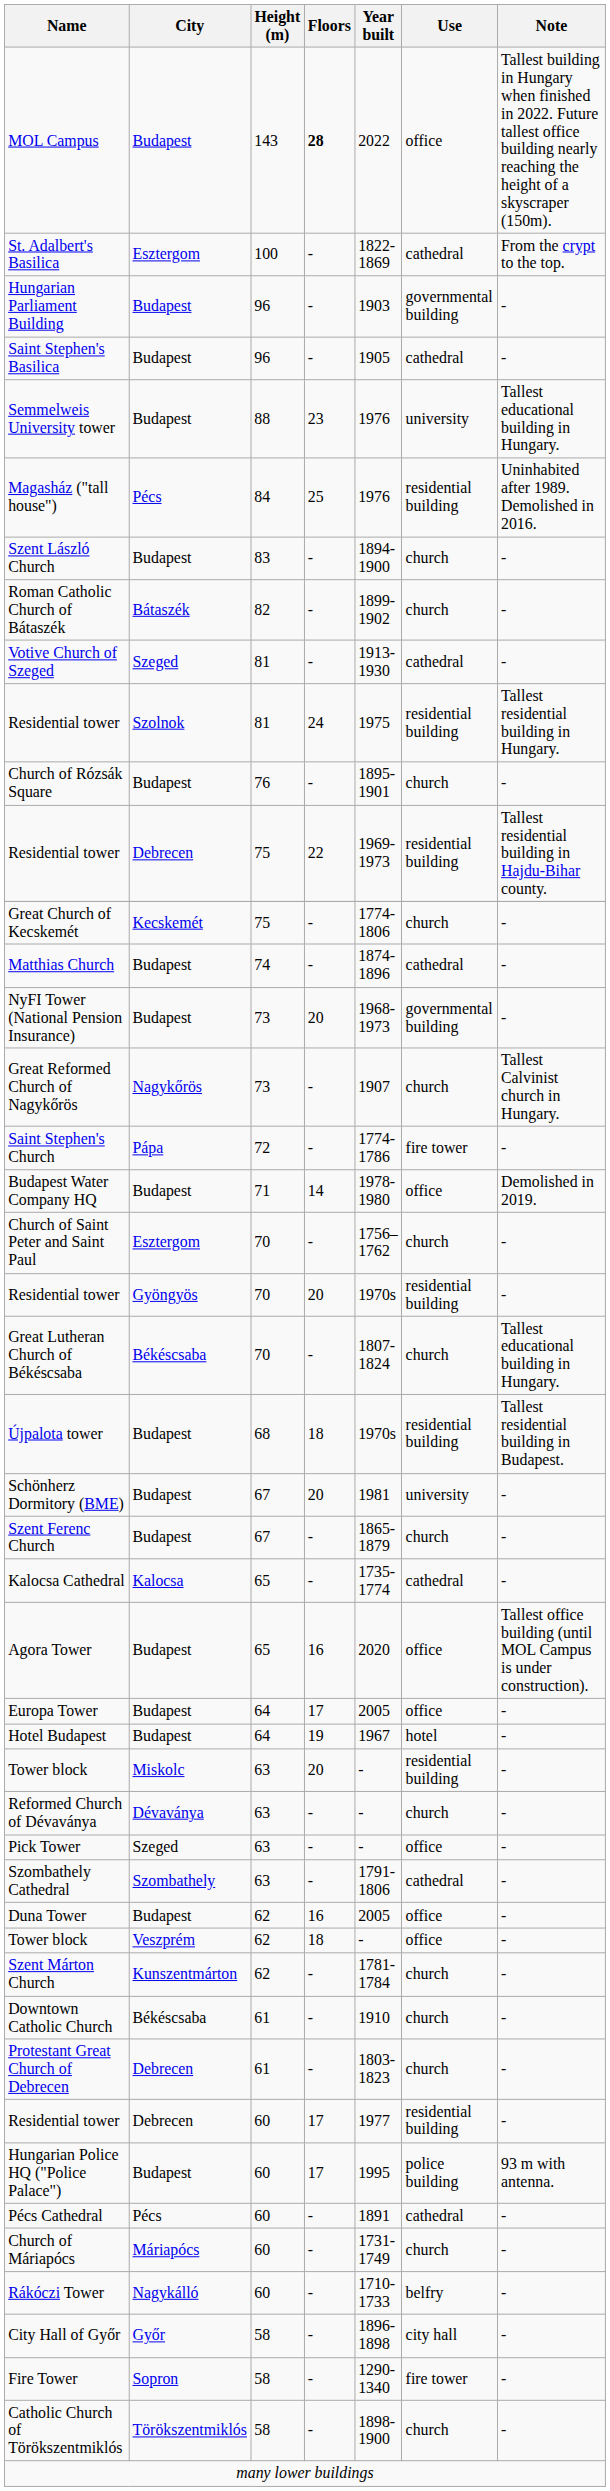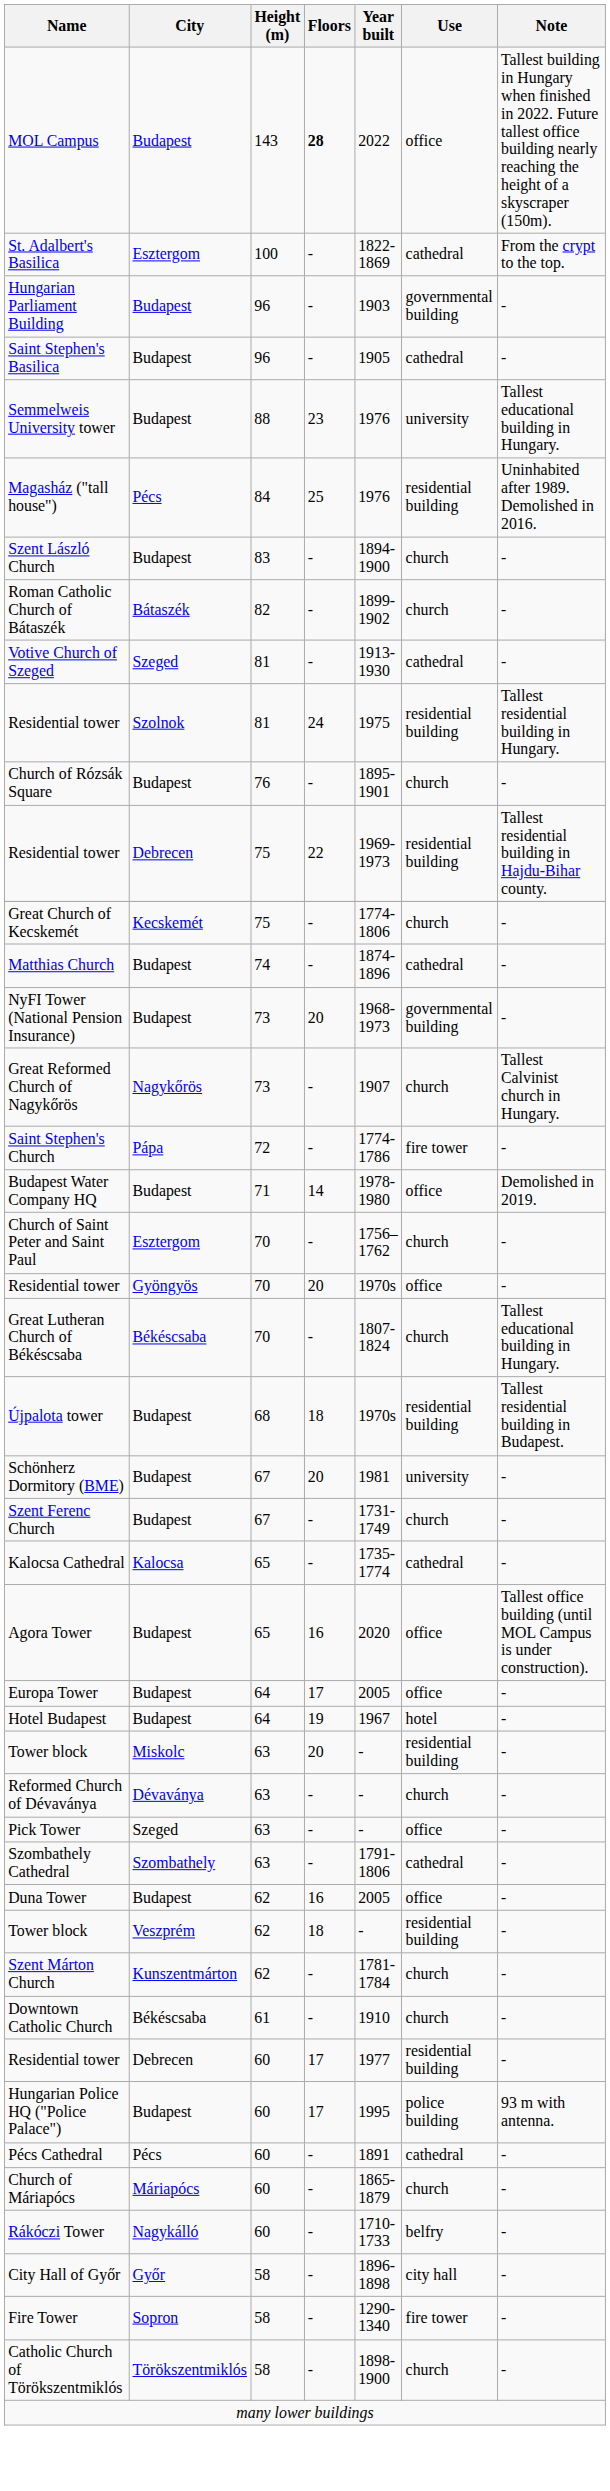(439, 1294) residential building -> (424, 1285) office
(377, 1537) 1865-1879 -> (377, 1519) 1731-1749
(424, 1940) office -> (439, 1931) residential building
- row: (59, 2069)
(377, 2249) 1731-1749 -> (377, 2189) 1865-1879
